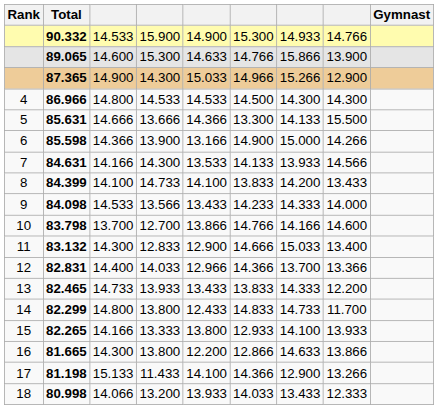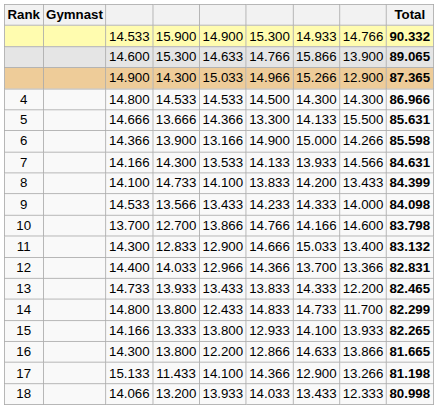columns swapped: (402, 15) <-> (66, 15)
